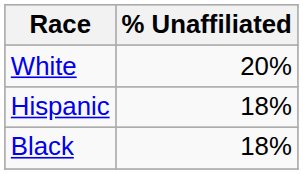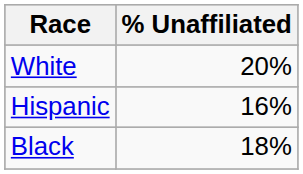(266, 106) 18% -> (266, 106) 16%
